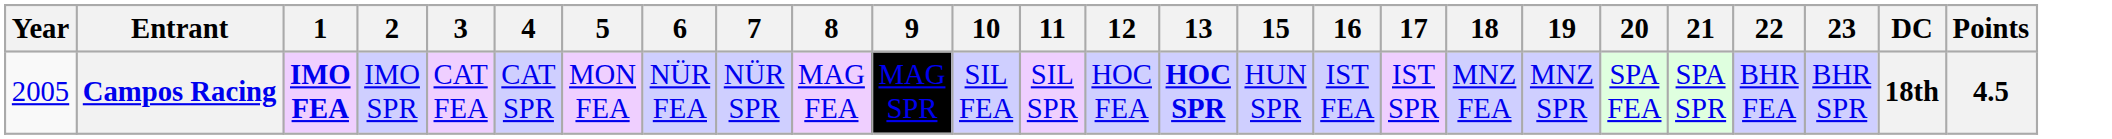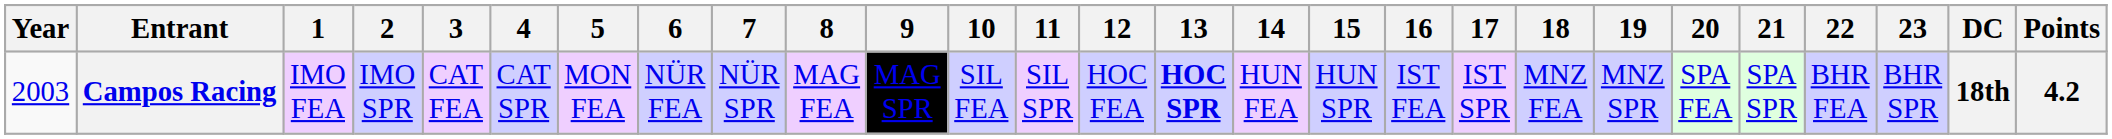+ column: (1271, 27)
(41, 91) 2005 -> (41, 91) 2003
(320, 91) bold -> (318, 91) normal
(1991, 91) 4.5 -> (2062, 91) 4.2
